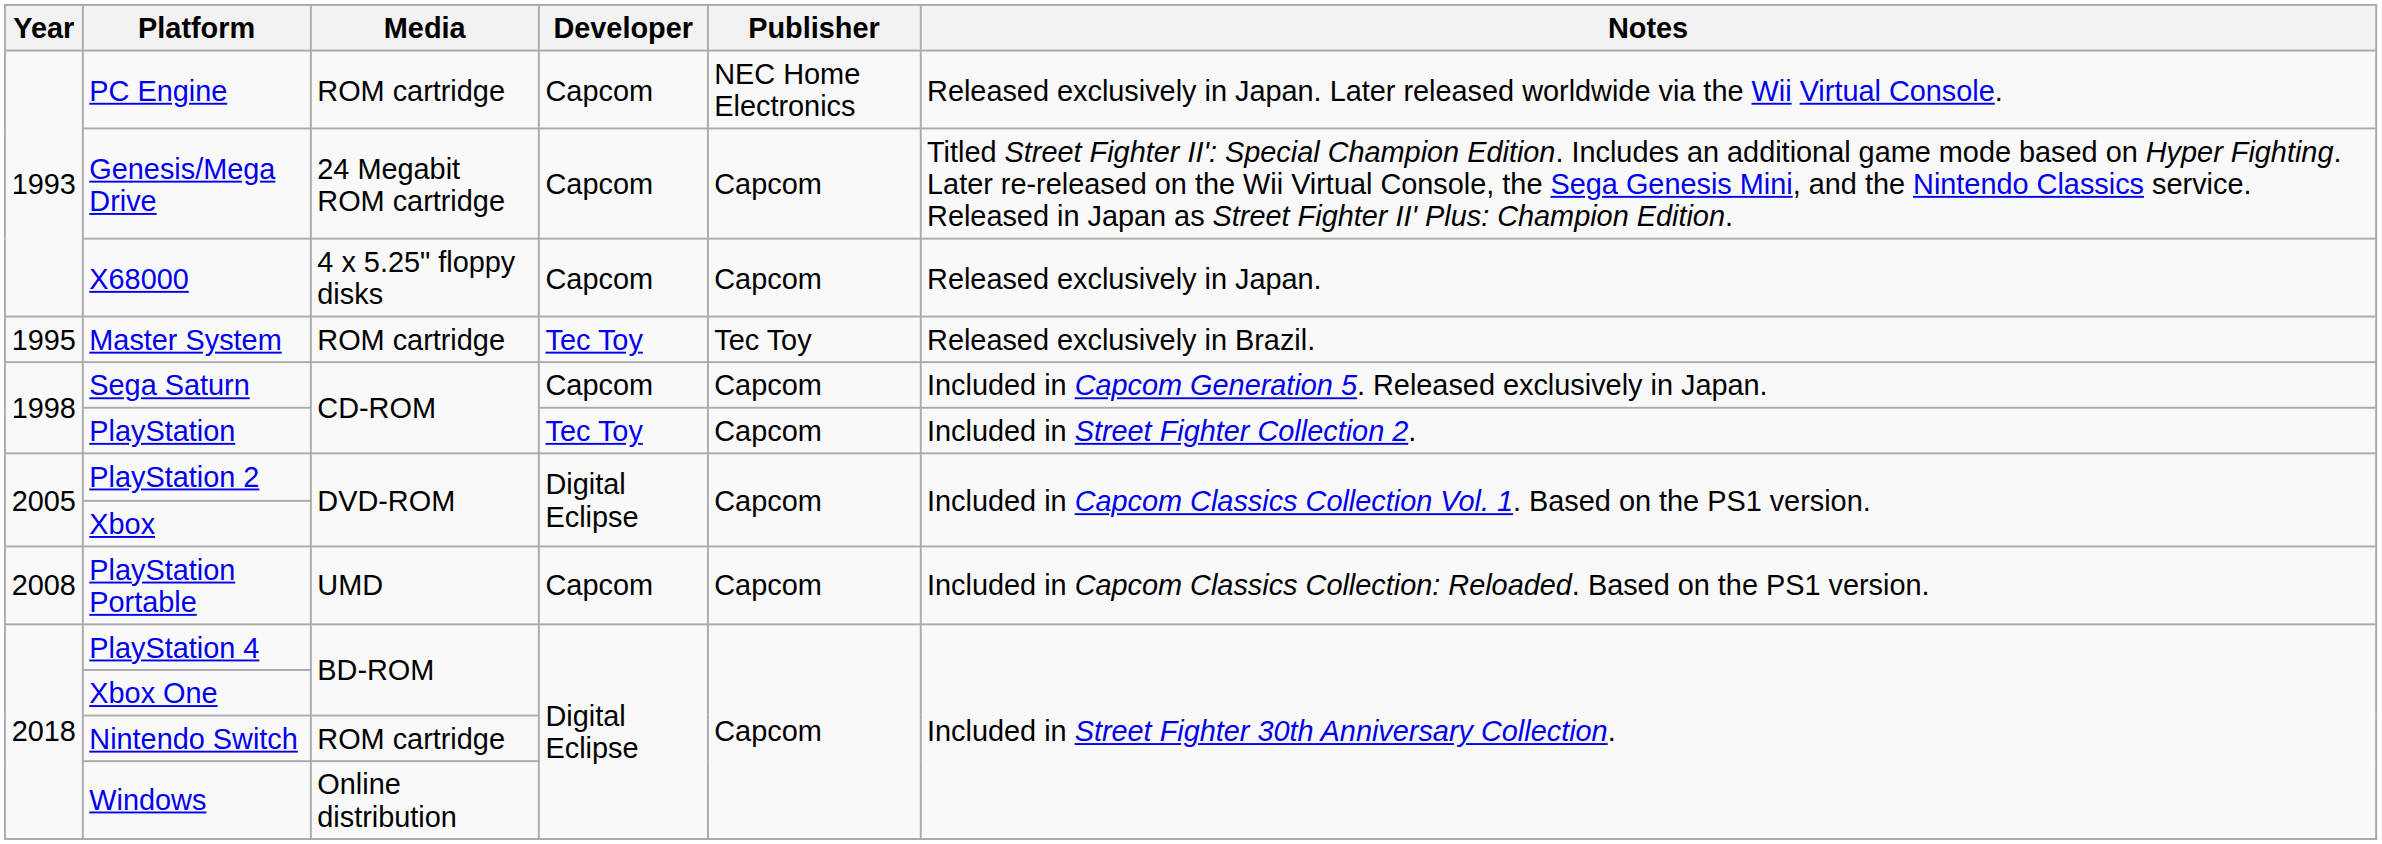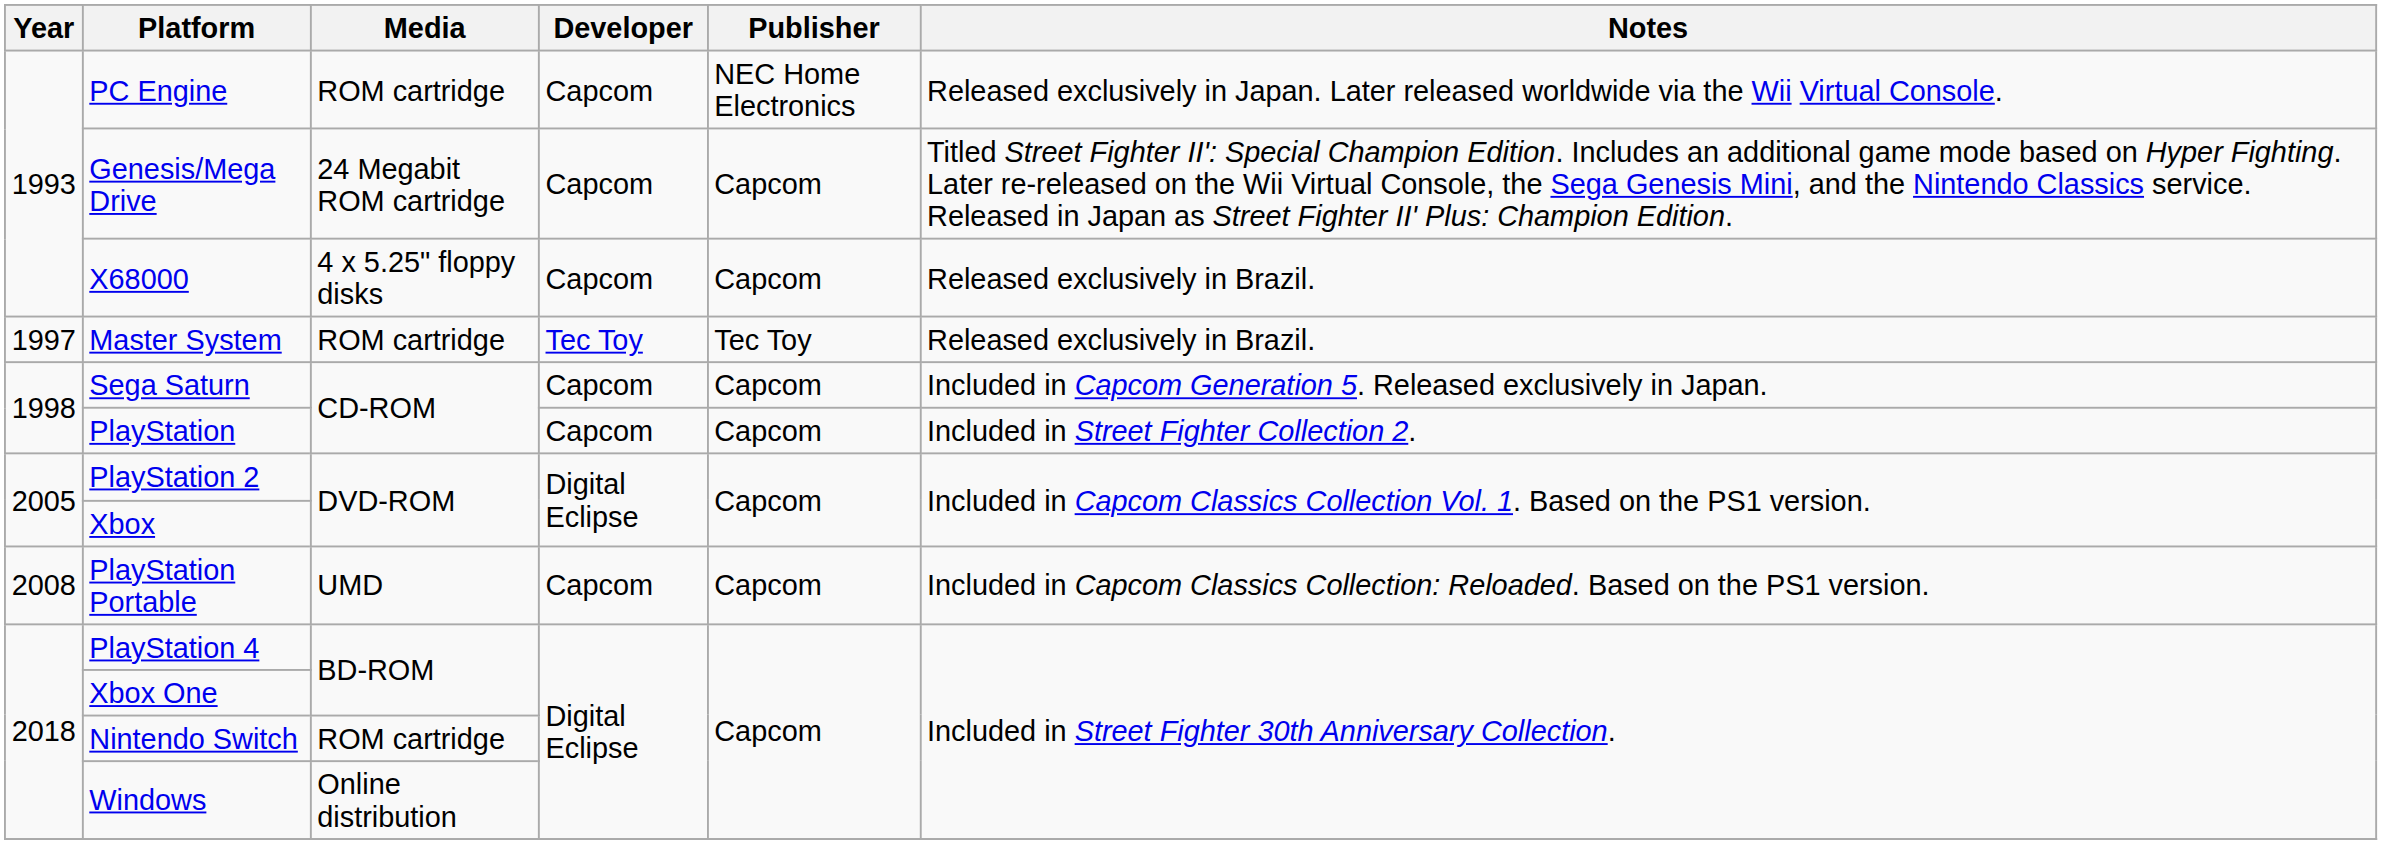(1124, 278) Released exclusively in Japan. -> (1121, 278) Released exclusively in Brazil.
(44, 340) 1995 -> (44, 340) 1997
(594, 432) Tec Toy -> (599, 432) Capcom
